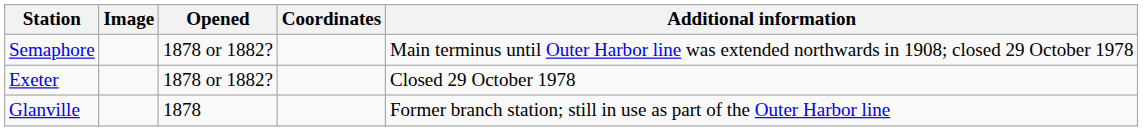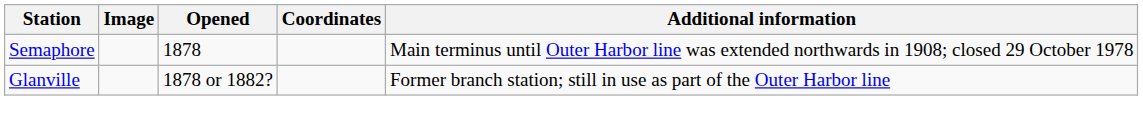(218, 49) 1878 or 1882? -> (182, 49) 1878
- row: (34, 79)
(182, 110) 1878 -> (218, 79) 1878 or 1882?
